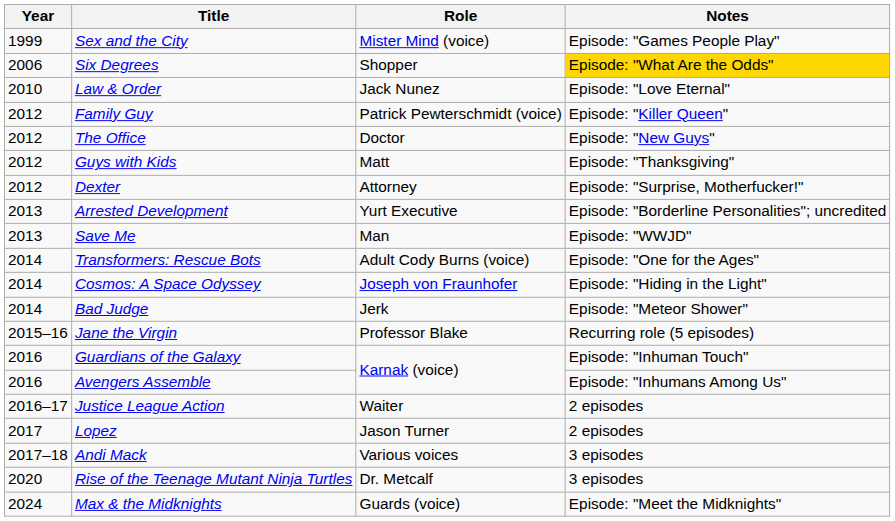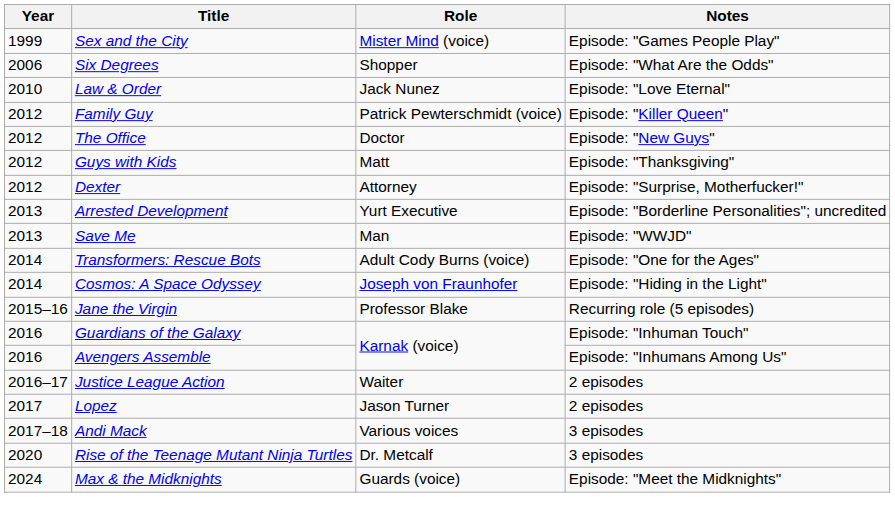(671, 65) gold background -> (671, 65) no background
- row: (112, 308)
